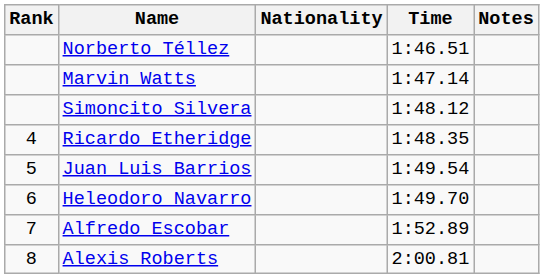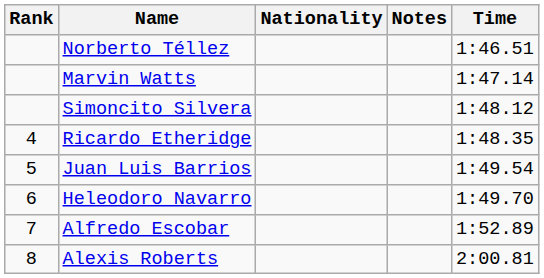columns swapped: (430, 20) <-> (506, 20)
